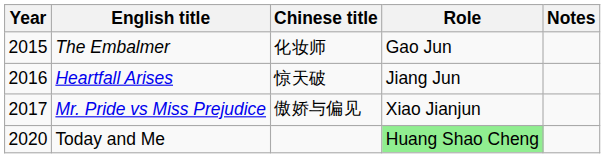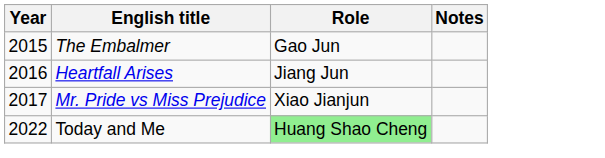- column: (326, 18)
(28, 138) 2020 -> (28, 128) 2022
